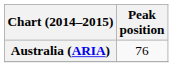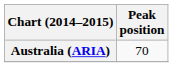(142, 51) 76 -> (142, 51) 70
